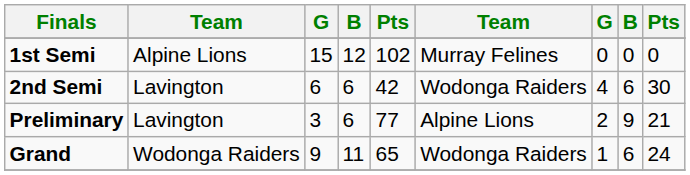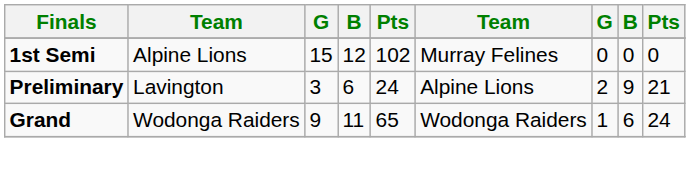- row: (56, 88)
(387, 121) 77 -> (387, 88) 24
